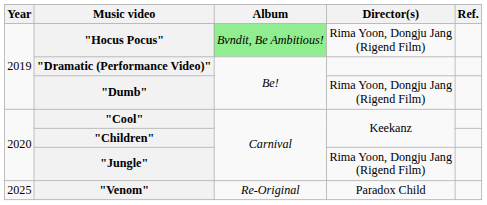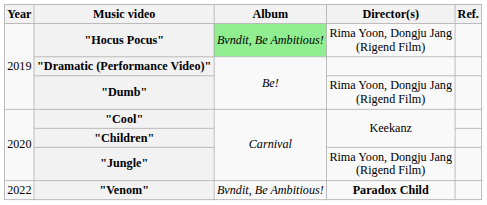(19, 190) 2025 -> (19, 190) 2022
(270, 190) Re-Original -> (270, 190) Bvndit, Be Ambitious!
(391, 190) normal -> (391, 190) bold
